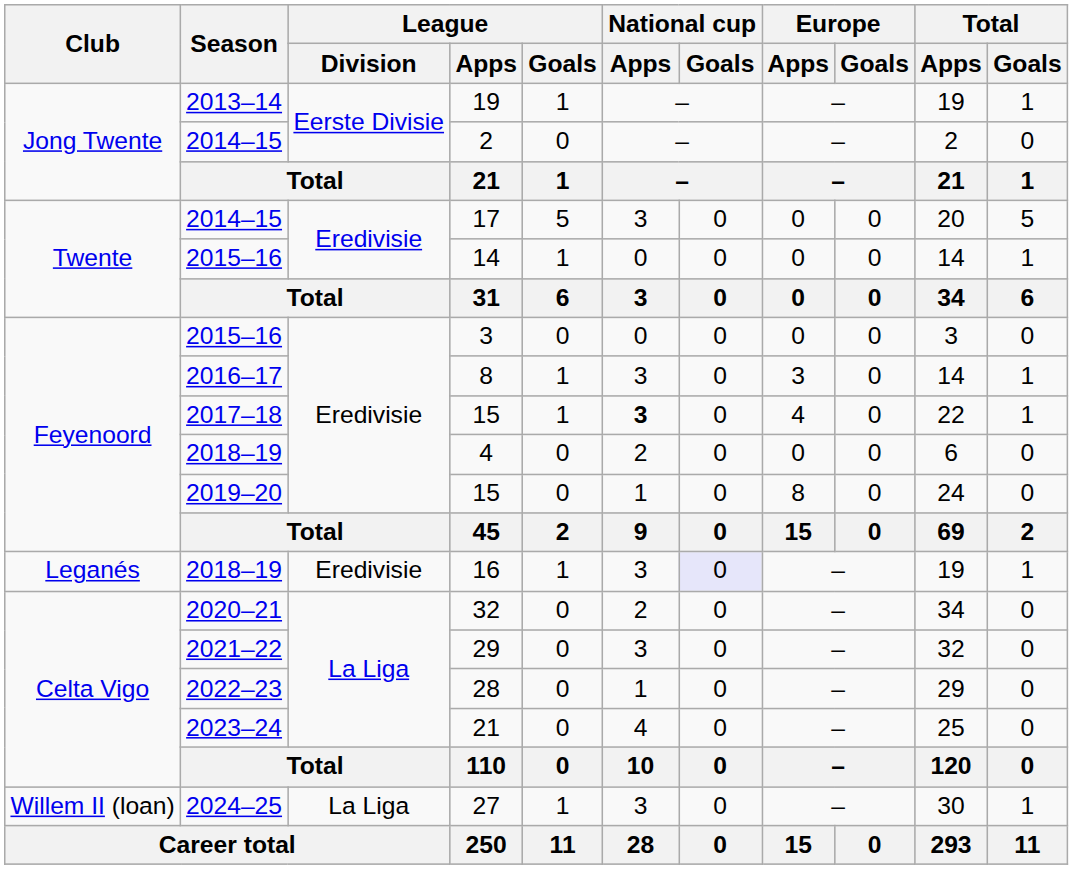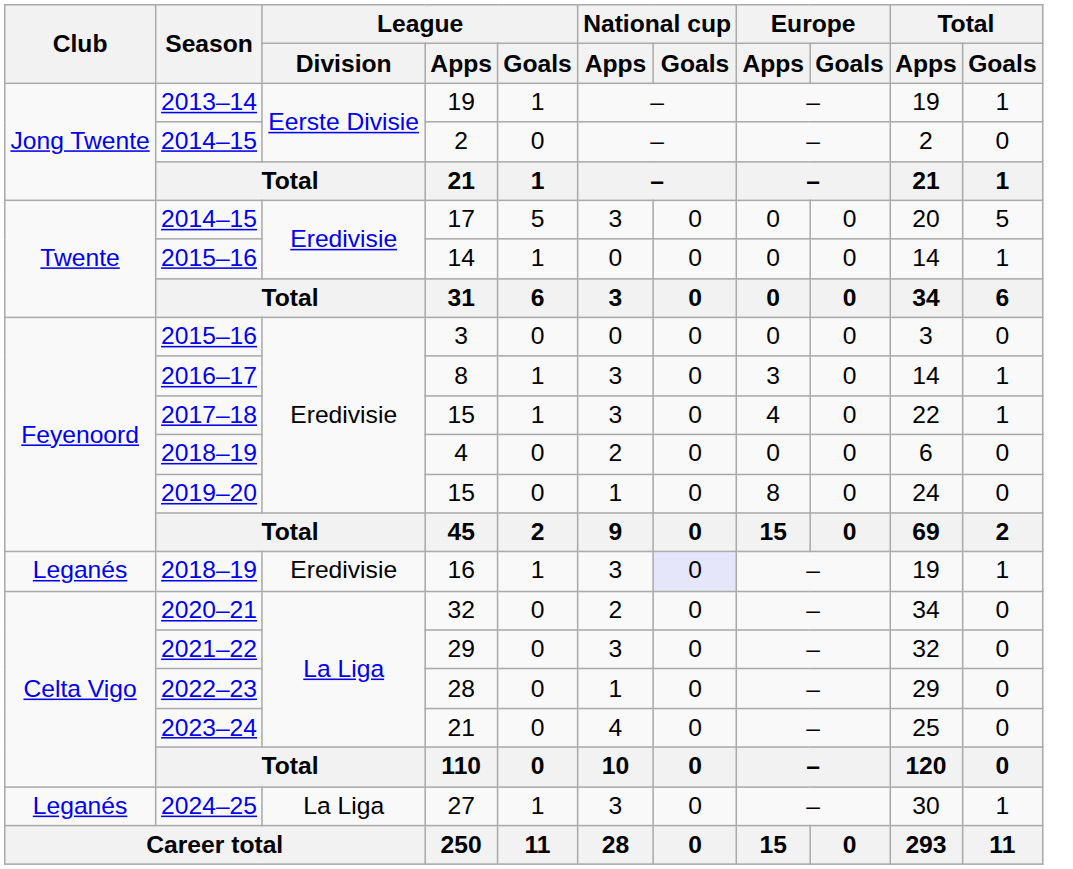(641, 414) bold -> (615, 414) normal
(93, 805) Willem II (loan) -> (80, 805) Leganés
